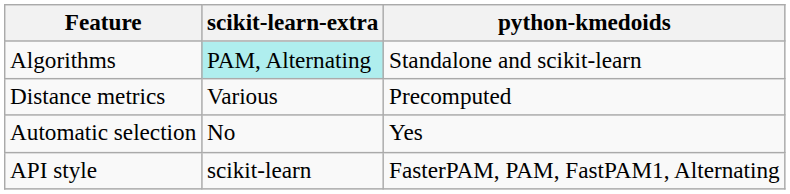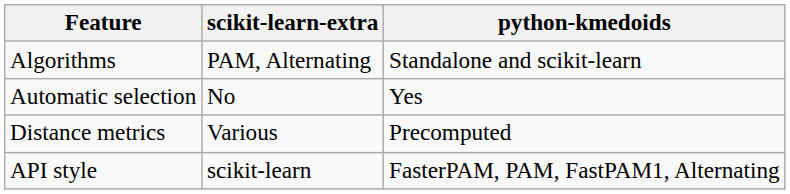(289, 59) paleturquoise background -> (289, 59) no background
rows swapped: (88, 96) <-> (103, 133)
